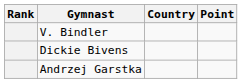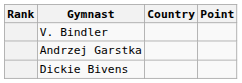rows swapped: (91, 69) <-> (84, 51)
